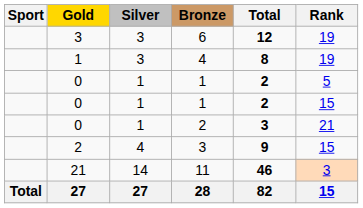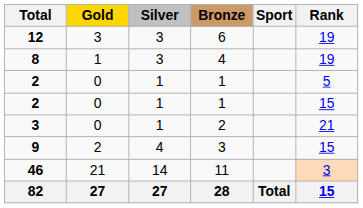columns swapped: (26, 15) <-> (265, 15)
